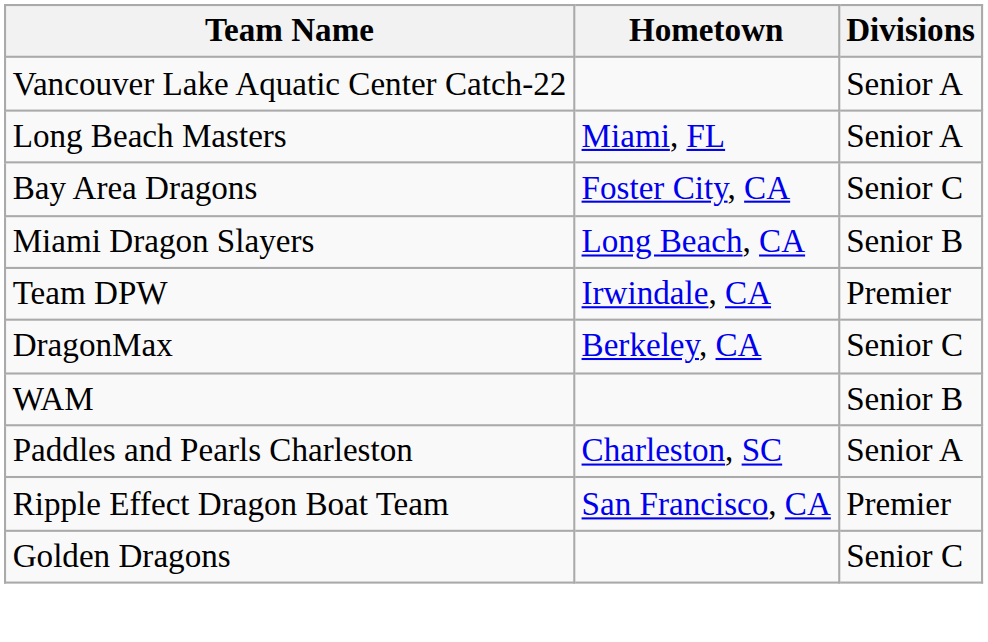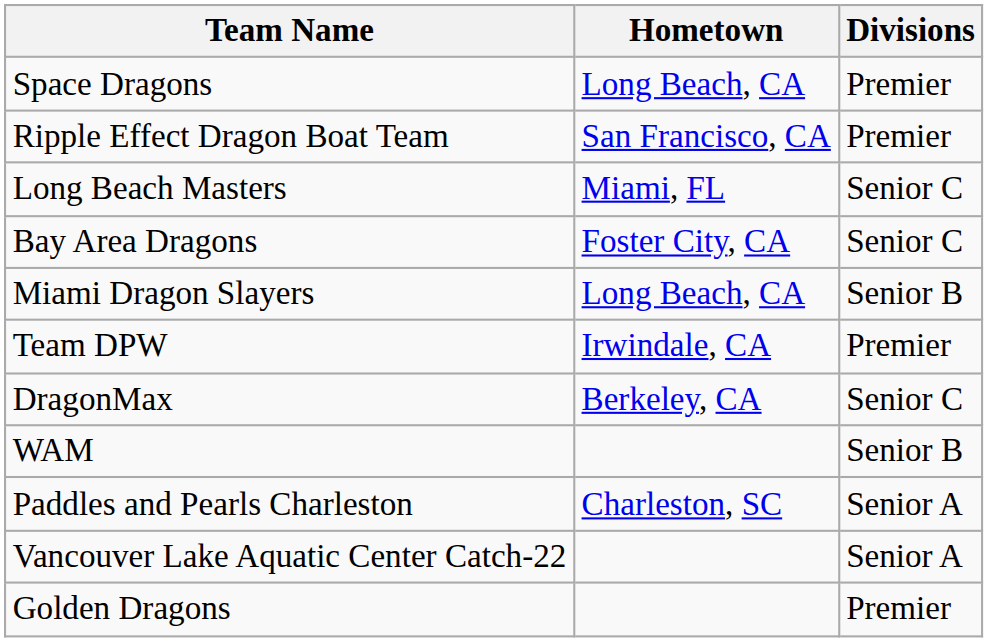+ row: (112, 83)
rows swapped: (231, 503) <-> (289, 83)
(905, 135) Senior A -> (905, 188) Senior C
(905, 556) Senior C -> (899, 608) Premier
